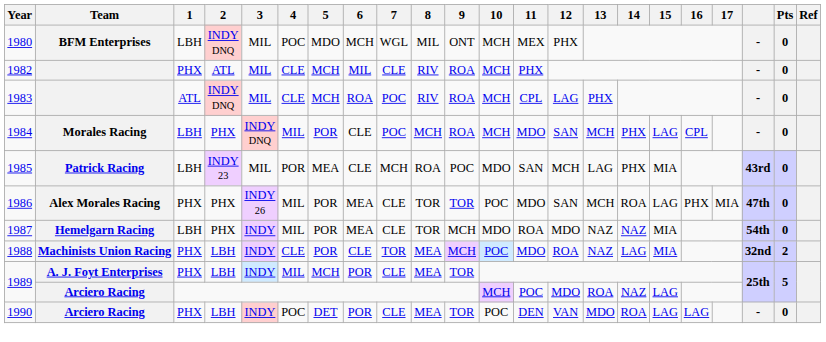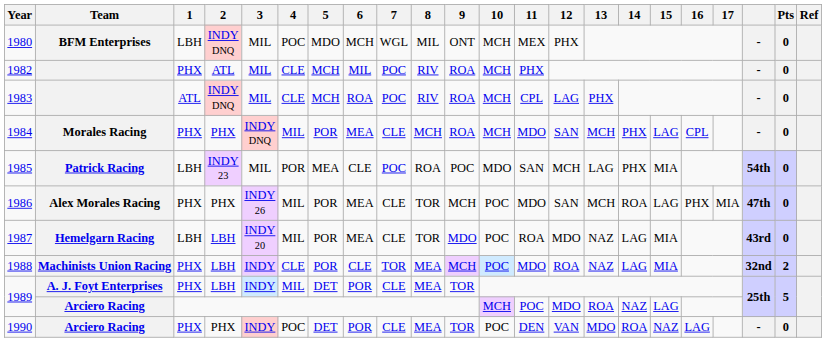(394, 70) CLE -> (394, 70) POC
(189, 133) LBH -> (189, 133) PHX
(360, 133) CLE -> (360, 133) MEA
(394, 133) POC -> (394, 133) CLE
(394, 168) MCH -> (394, 168) POC
(758, 168) 43rd -> (759, 168) 54th
(462, 203) TOR -> (462, 203) MCH
(223, 231) PHX -> (223, 238) LBH
(260, 231) INDY -> (260, 238) INDY 20
(462, 231) MCH -> (462, 238) MDO
(496, 231) MDO -> (497, 238) POC
(634, 231) NAZ -> (634, 238) LAG
(758, 231) 54th -> (759, 238) 43rd
(325, 272) MCH -> (325, 286) DET
(223, 312) LBH -> (223, 327) PHX
(665, 312) LAG -> (666, 327) NAZ
